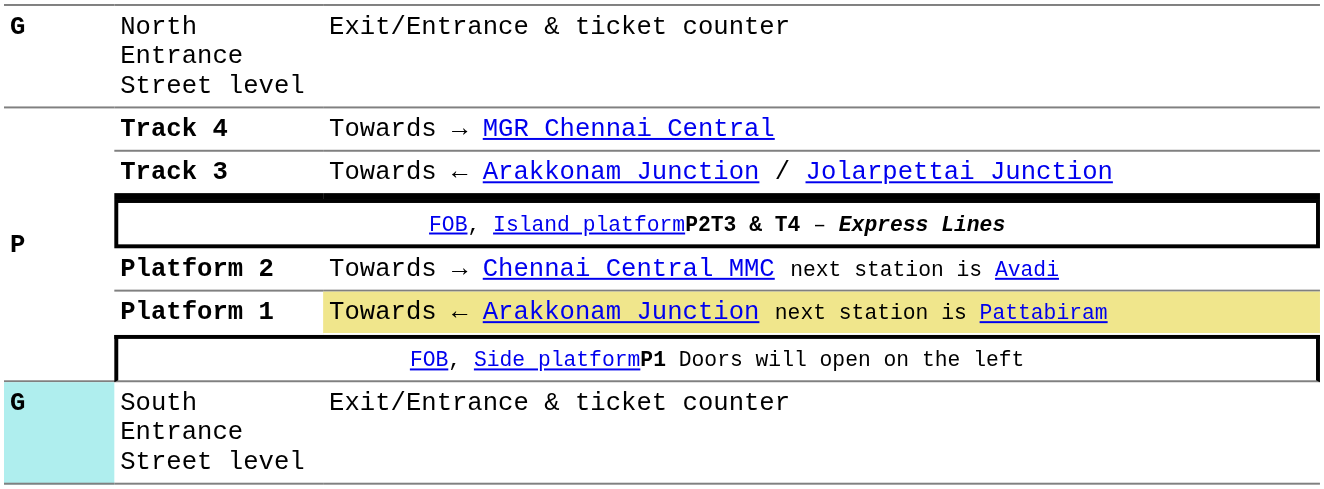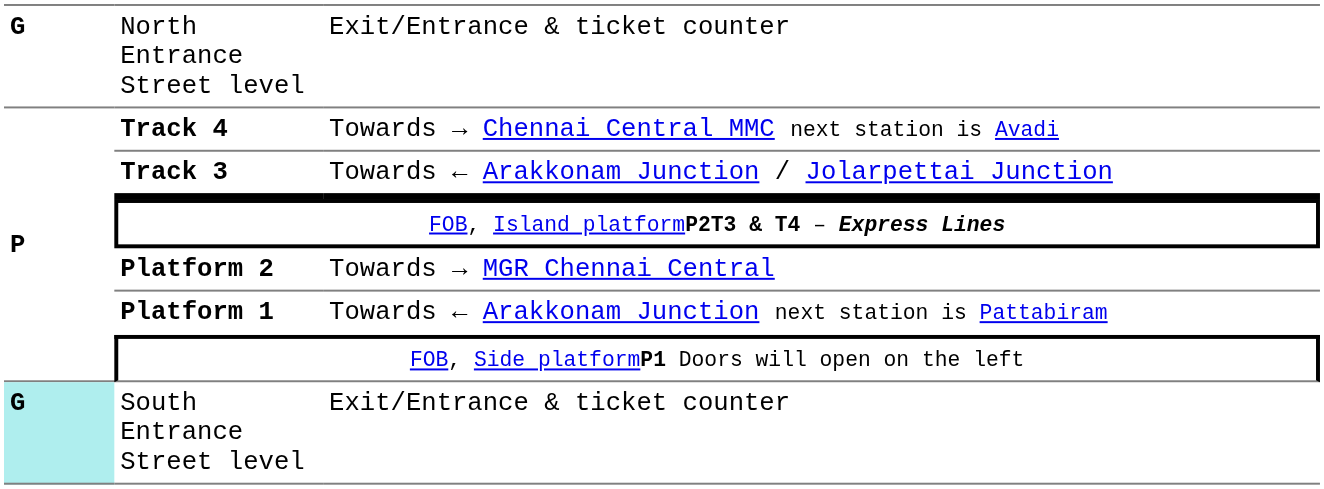(552, 129) Towards → MGR Chennai Central -> (694, 129) Towards → Chennai Central MMC next station is Avadi
(694, 269) Towards → Chennai Central MMC next station is Avadi -> (552, 269) Towards → MGR Chennai Central
(718, 312) khaki background -> (718, 312) no background
